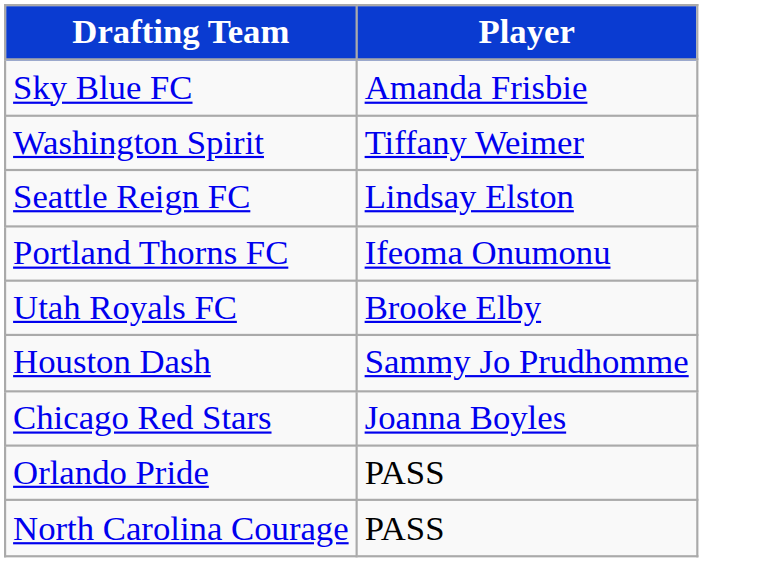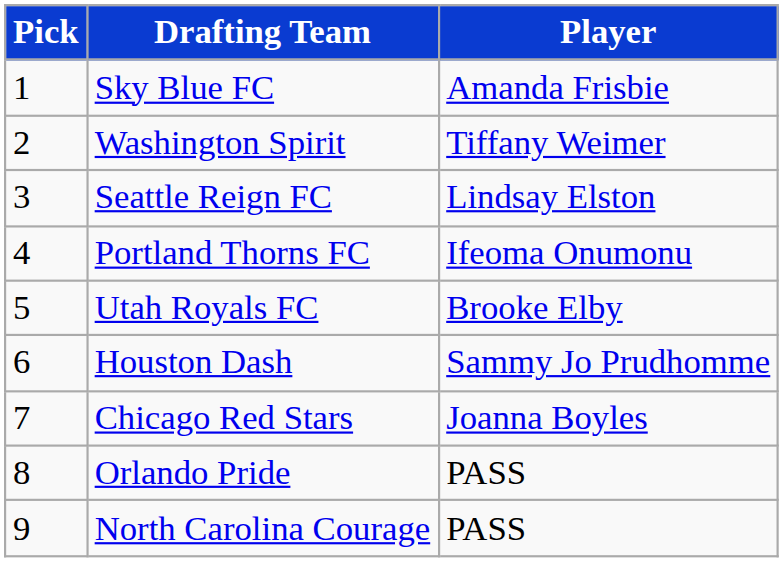+ column: (46, 32)
